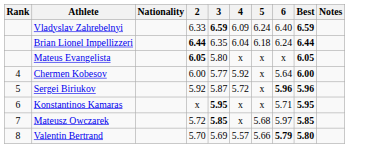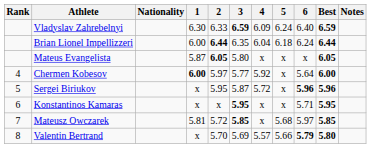+ column: (197, 12)
(197, 74) 6.00 -> (219, 74) 5.97
(197, 89) 5.92 -> (219, 89) 5.95
